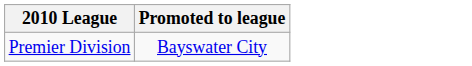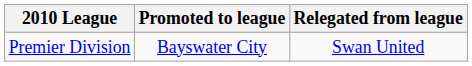+ column: (378, 18)
